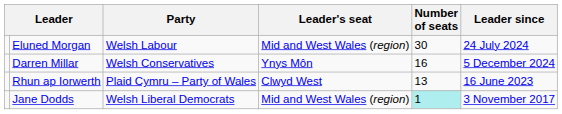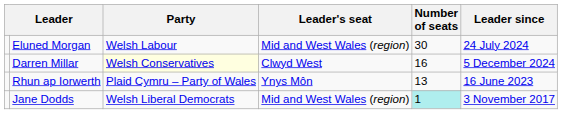(160, 63) no background -> (160, 63) lightyellow background
(287, 63) Ynys Môn -> (292, 63) Clwyd West
(292, 81) Clwyd West -> (287, 81) Ynys Môn
